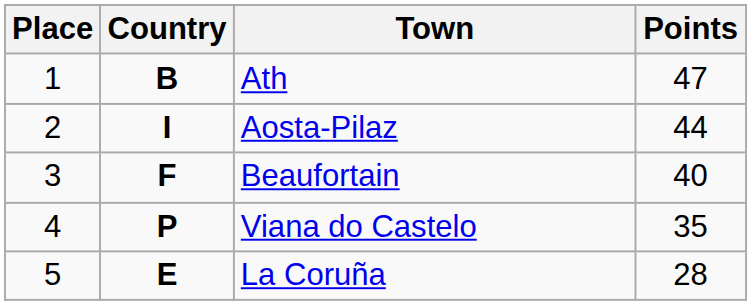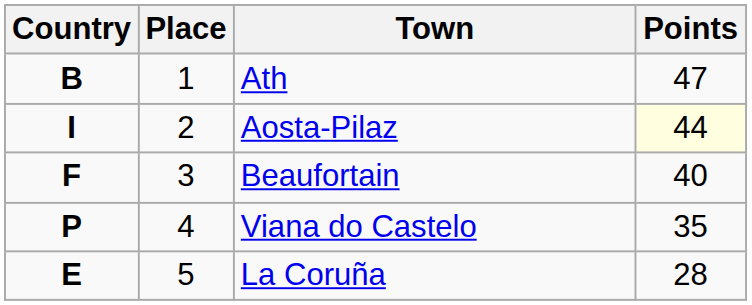columns swapped: (53, 29) <-> (167, 29)
(691, 127) no background -> (691, 127) lightyellow background
